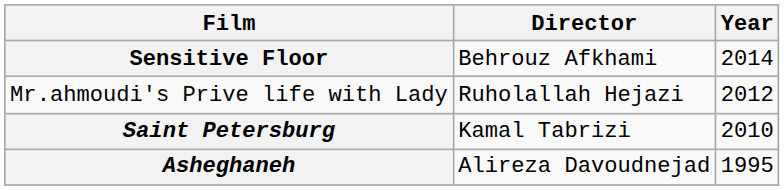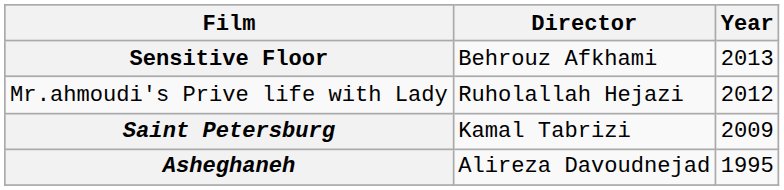(747, 59) 2014 -> (747, 59) 2013
(747, 131) 2010 -> (747, 131) 2009
